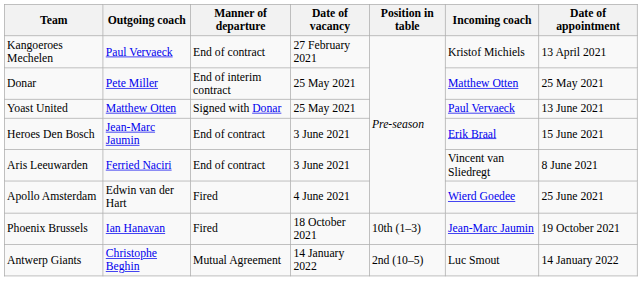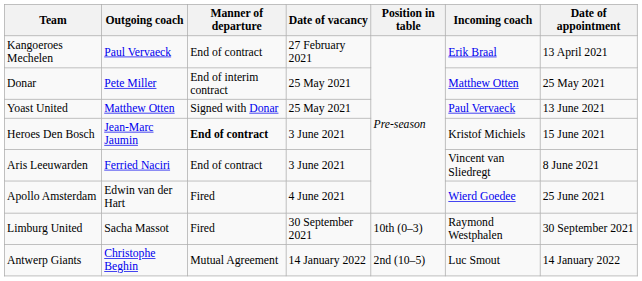(486, 51) Kristof Michiels -> (472, 51) Erik Braal
(229, 133) normal -> (229, 133) bold
(472, 133) Erik Braal -> (487, 133) Kristof Michiels
+ row: (45, 228)
- row: (47, 228)
